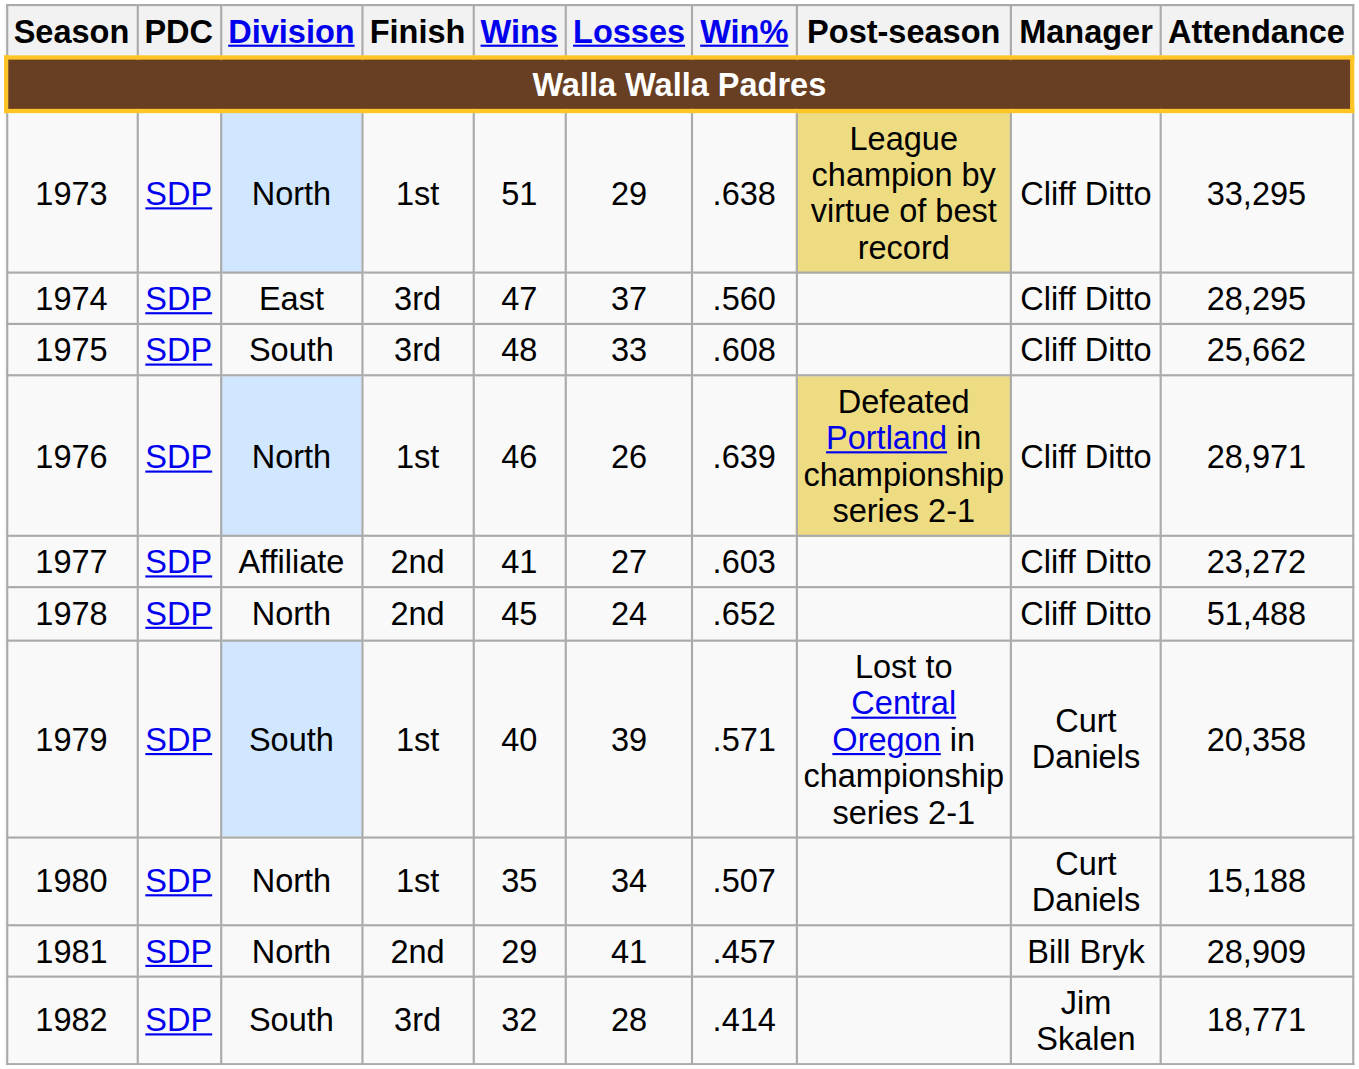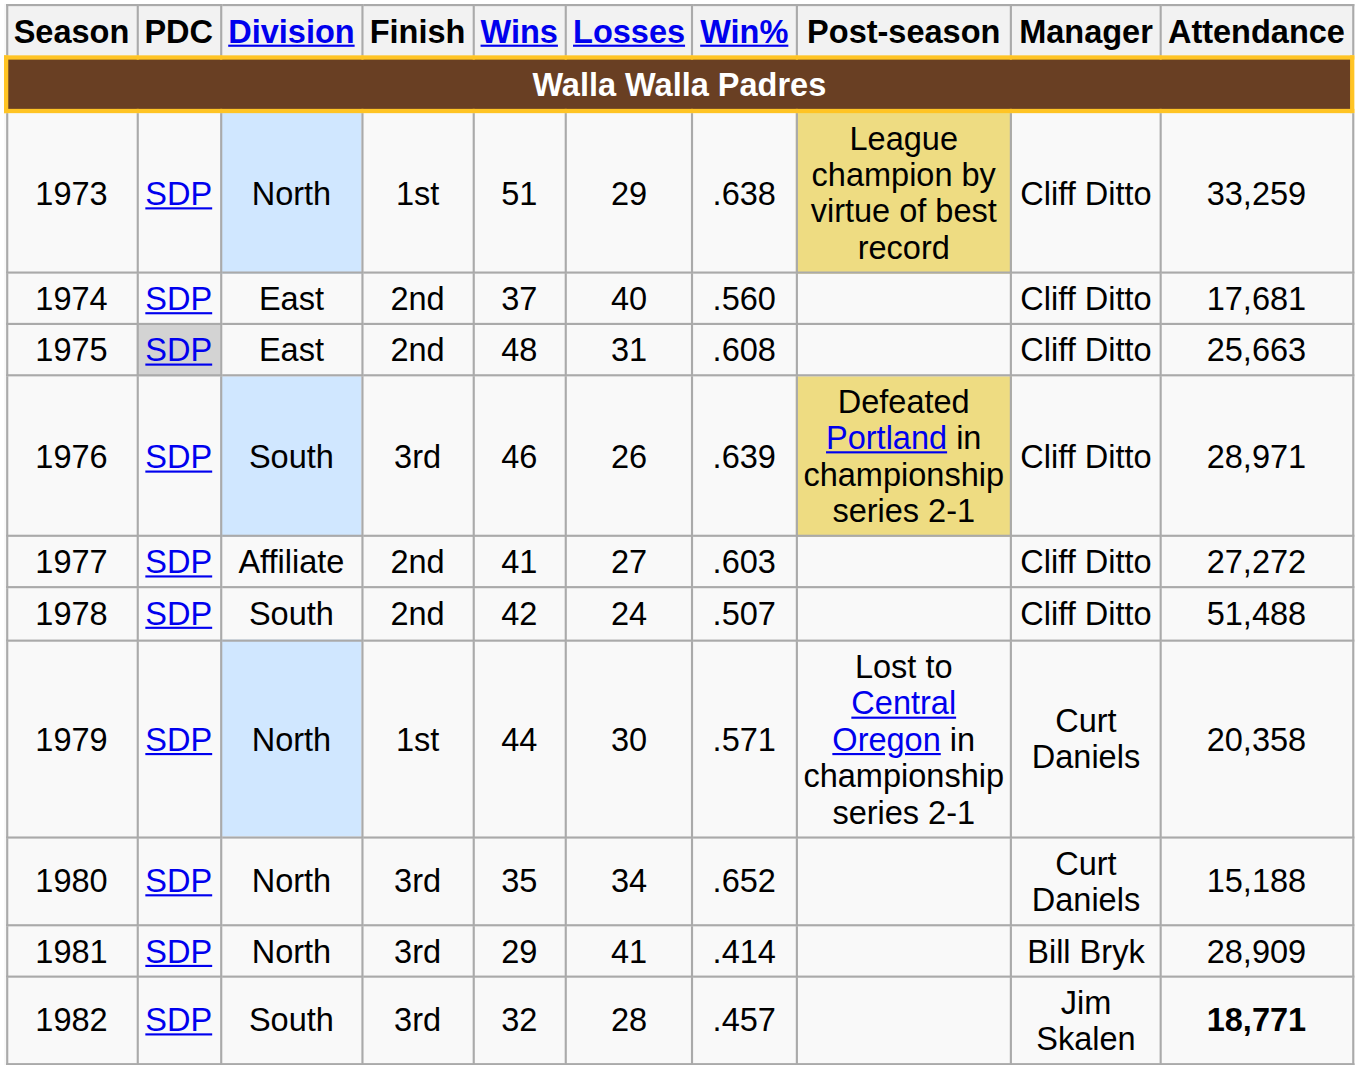(1256, 193) 33,295 -> (1256, 193) 33,259
(418, 299) 3rd -> (418, 299) 2nd
(519, 299) 47 -> (519, 299) 37
(629, 299) 37 -> (629, 299) 40
(1256, 299) 28,295 -> (1256, 299) 17,681
(179, 350) no background -> (179, 350) lightgrey background
(291, 350) South -> (291, 350) East
(418, 350) 3rd -> (418, 350) 2nd
(629, 350) 33 -> (629, 350) 31
(1256, 350) 25,662 -> (1256, 350) 25,663
(291, 456) North -> (291, 456) South
(418, 456) 1st -> (418, 456) 3rd
(1256, 563) 23,272 -> (1256, 563) 27,272
(291, 614) North -> (291, 614) South
(519, 614) 45 -> (519, 614) 42
(744, 614) .652 -> (744, 614) .507
(291, 738) South -> (291, 738) North
(519, 738) 40 -> (519, 738) 44
(629, 738) 39 -> (629, 738) 30
(418, 881) 1st -> (418, 881) 3rd
(744, 881) .507 -> (744, 881) .652
(418, 950) 2nd -> (418, 950) 3rd
(744, 950) .457 -> (744, 950) .414
(744, 1020) .414 -> (744, 1020) .457
(1256, 1020) normal -> (1256, 1020) bold
